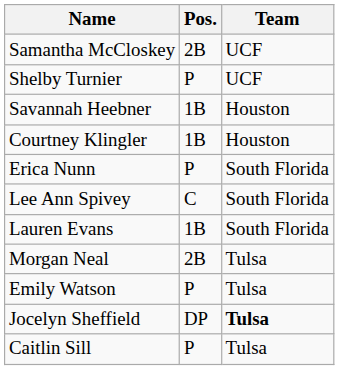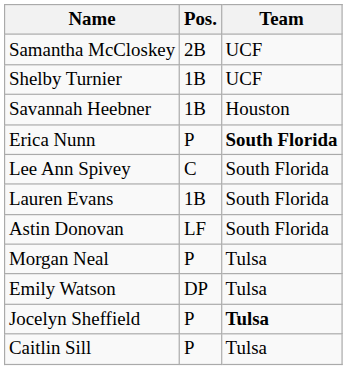(189, 79) P -> (195, 79) 1B
- row: (78, 139)
(277, 169) normal -> (281, 139) bold
+ row: (66, 229)
(195, 259) 2B -> (189, 259) P
(189, 288) P -> (196, 288) DP
(196, 318) DP -> (189, 318) P
